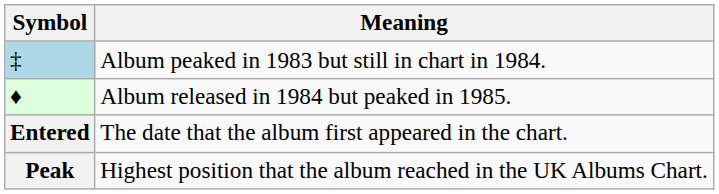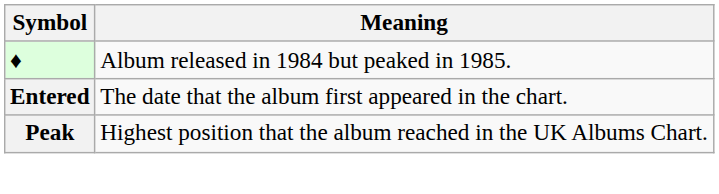- row: (16, 59)
